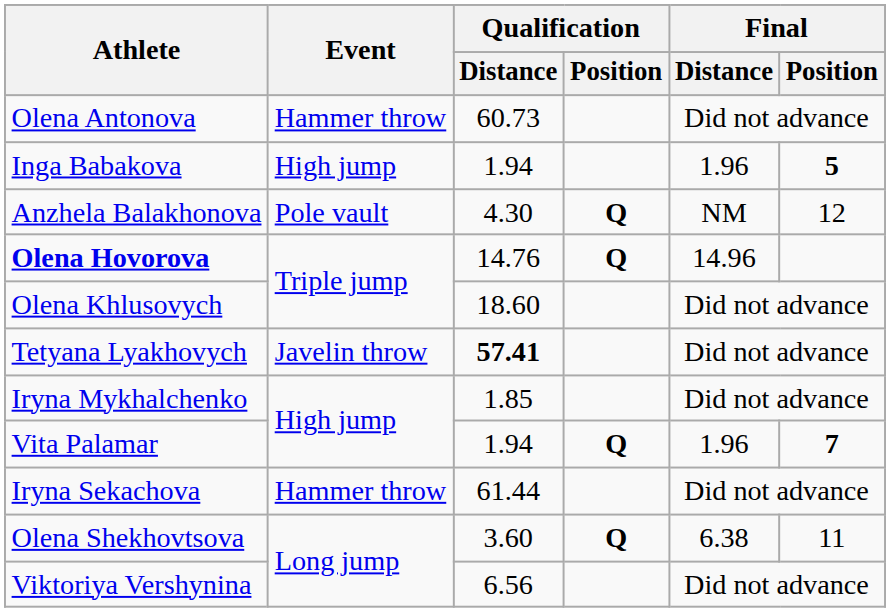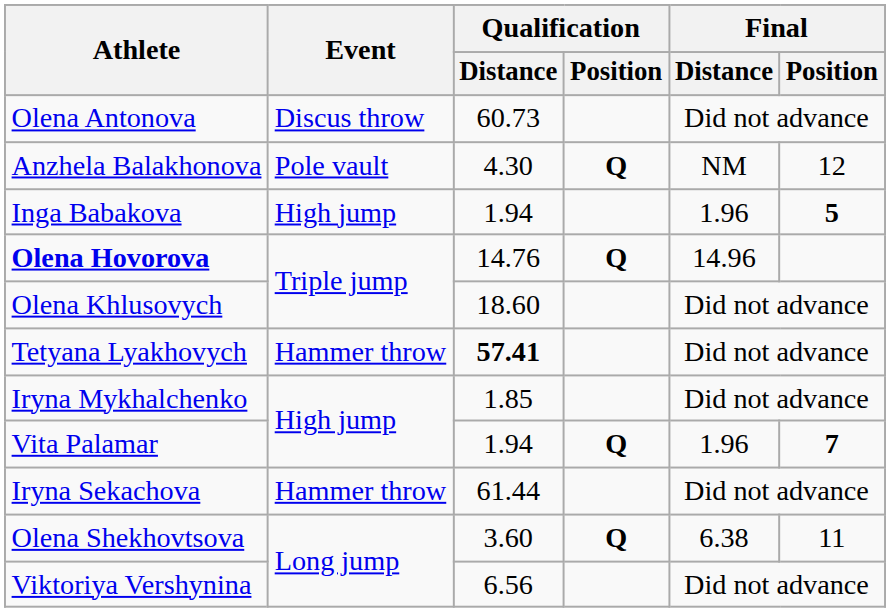(360, 118) Hammer throw -> (350, 118) Discus throw
rows swapped: (97, 165) <-> (137, 211)
(351, 351) Javelin throw -> (360, 351) Hammer throw
